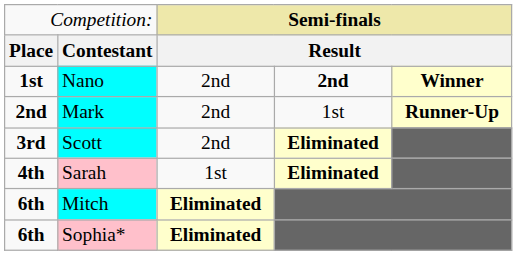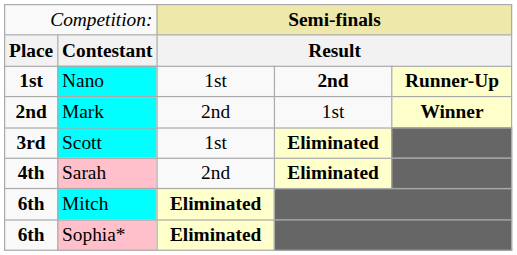(216, 81) 2nd -> (216, 81) 1st
(452, 81) Winner -> (452, 81) Runner-Up
(452, 111) Runner-Up -> (452, 111) Winner
(216, 142) 2nd -> (216, 142) 1st
(216, 173) 1st -> (216, 173) 2nd
